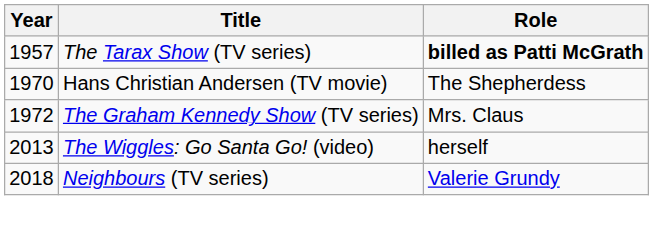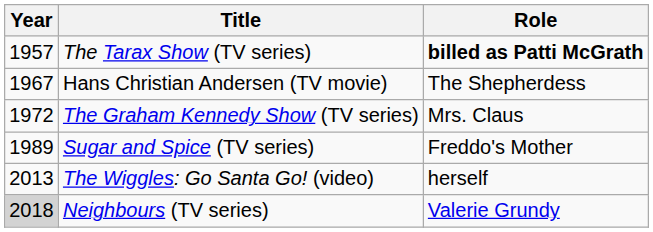(31, 83) 1970 -> (31, 83) 1967
+ row: (189, 147)
(31, 178) no background -> (31, 210) lightgrey background
